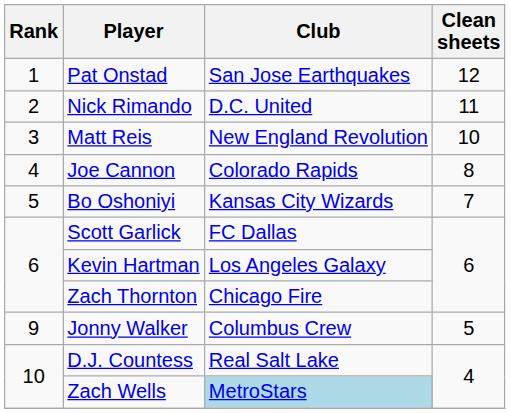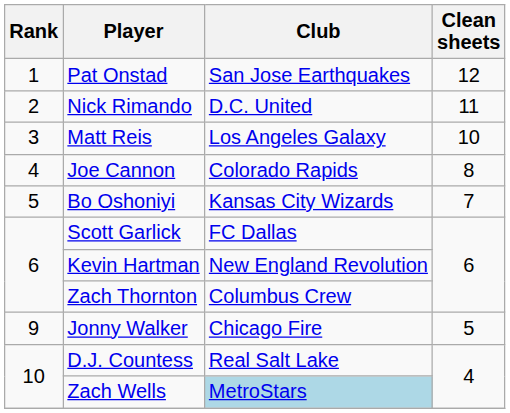(318, 138) New England Revolution -> (297, 138) Los Angeles Galaxy
(297, 264) Los Angeles Galaxy -> (318, 264) New England Revolution
(266, 296) Chicago Fire -> (280, 296) Columbus Crew
(280, 328) Columbus Crew -> (266, 328) Chicago Fire
